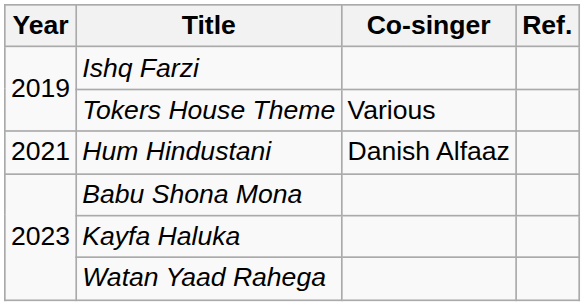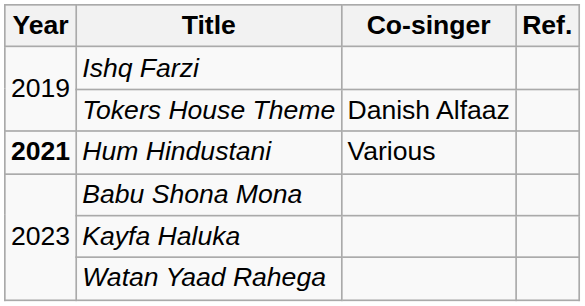(392, 109) Various -> (429, 109) Danish Alfaaz
(40, 151) normal -> (40, 151) bold
(429, 151) Danish Alfaaz -> (392, 151) Various
